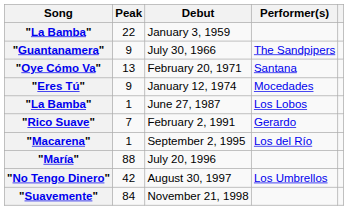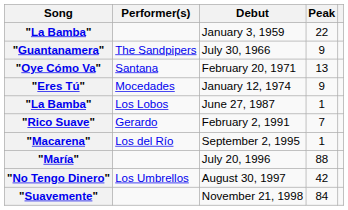columns swapped: (295, 13) <-> (129, 13)
